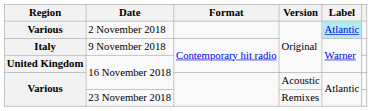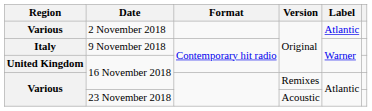(342, 30) paleturquoise background -> (342, 30) no background
(301, 81) Acoustic -> (300, 81) Remixes
(300, 98) Remixes -> (301, 98) Acoustic
